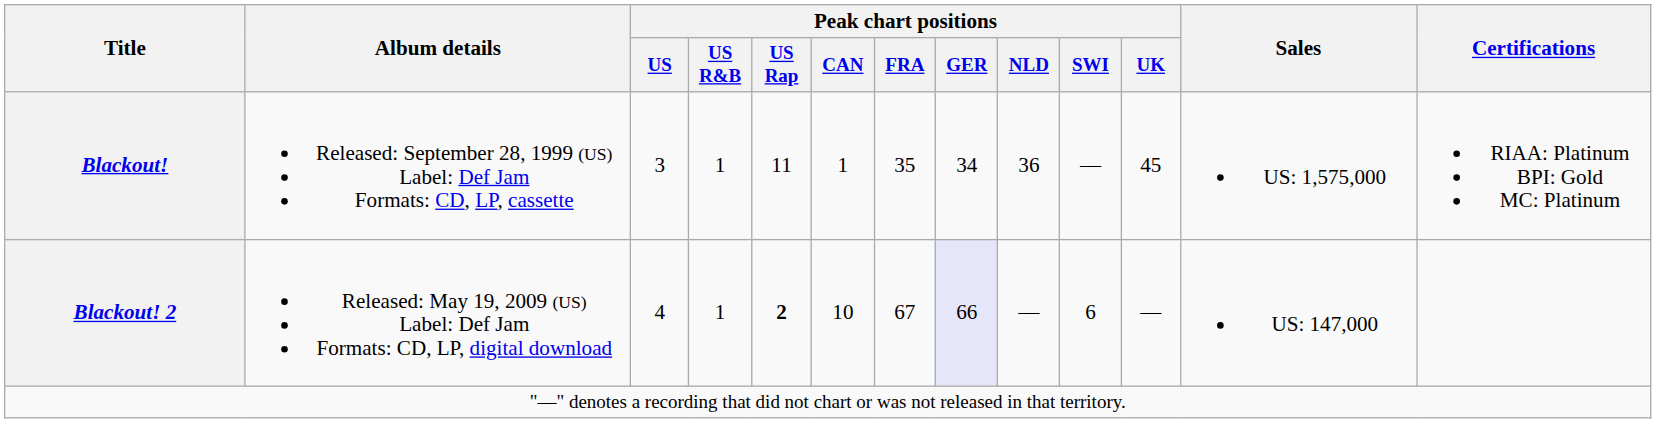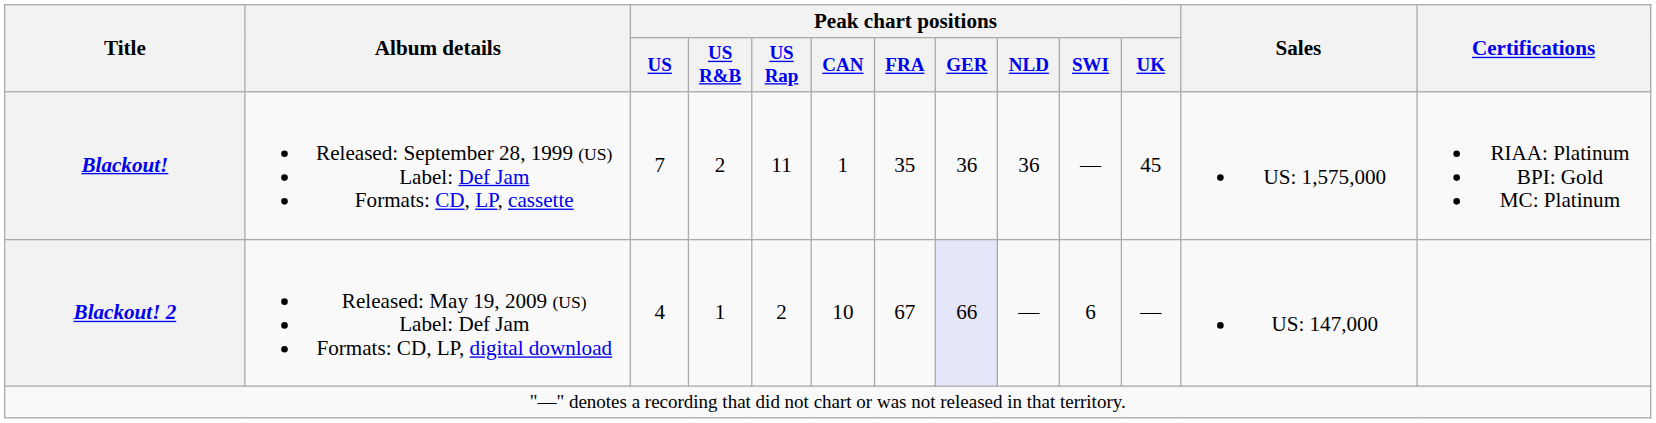(660, 165) 3 -> (660, 165) 7
(720, 165) 1 -> (720, 165) 2
(967, 165) 34 -> (967, 165) 36
(782, 312) bold -> (782, 312) normal
